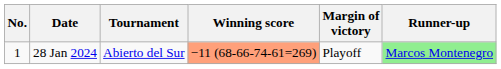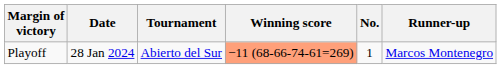columns swapped: (17, 23) <-> (351, 23)
(439, 53) lightgreen background -> (439, 53) no background
